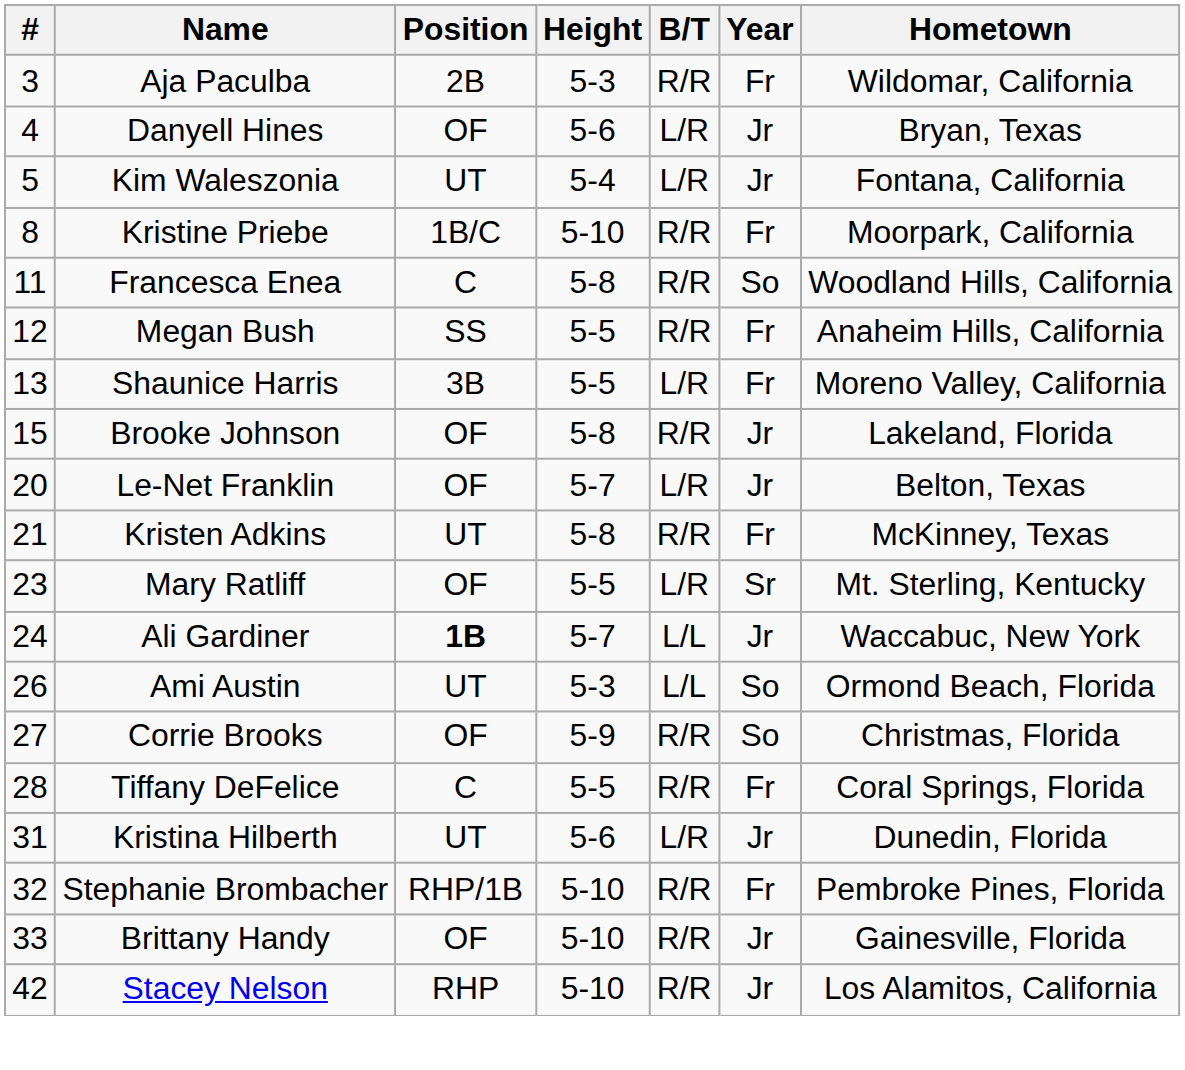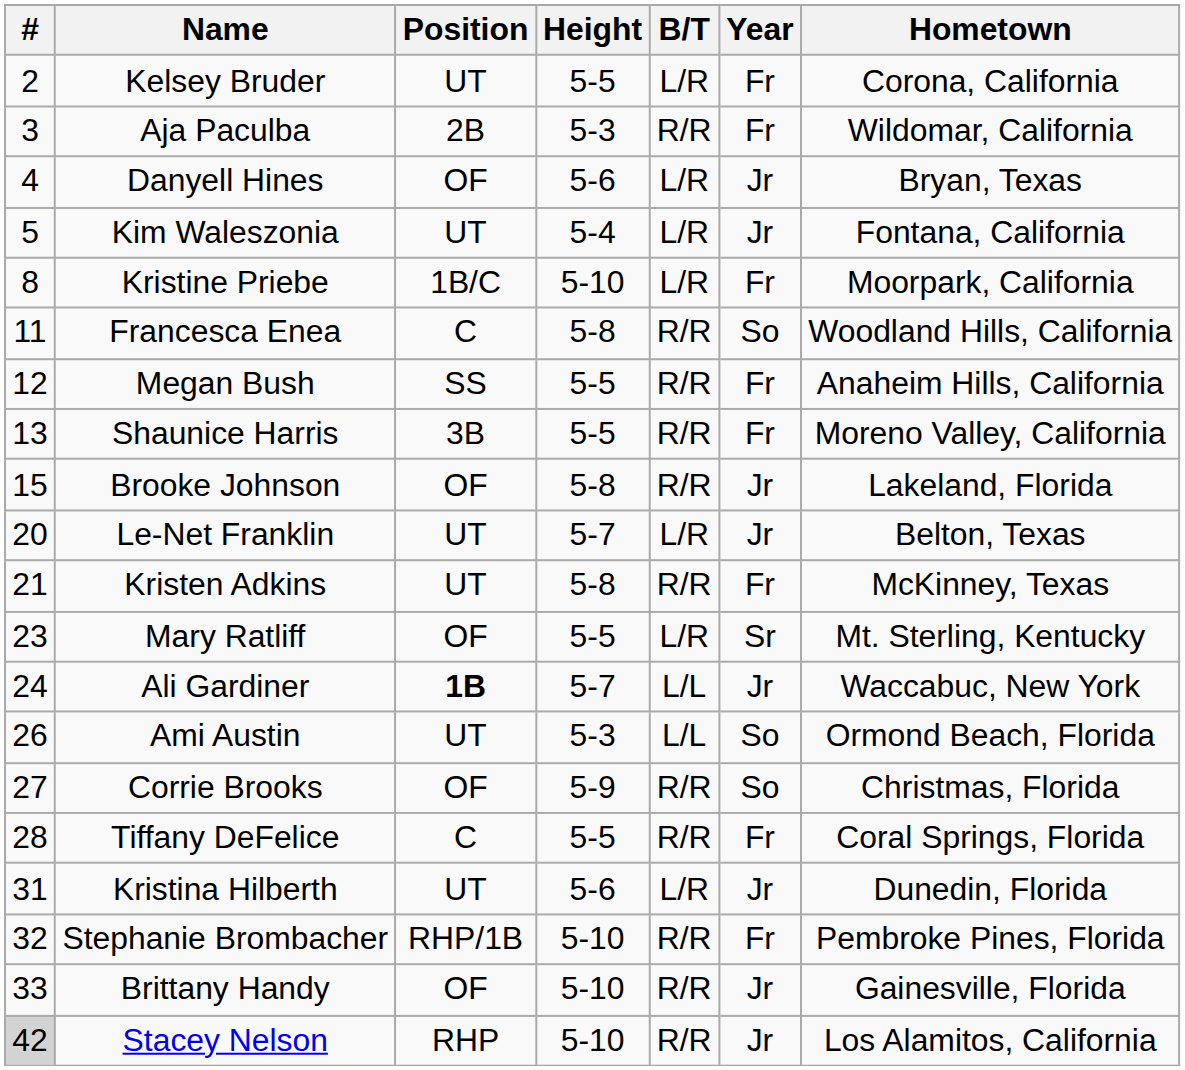+ row: (225, 80)
(684, 231) R/R -> (684, 282) L/R
(684, 383) L/R -> (684, 433) R/R
(466, 484) OF -> (466, 534) UT
(30, 989) no background -> (30, 1039) lightgrey background
